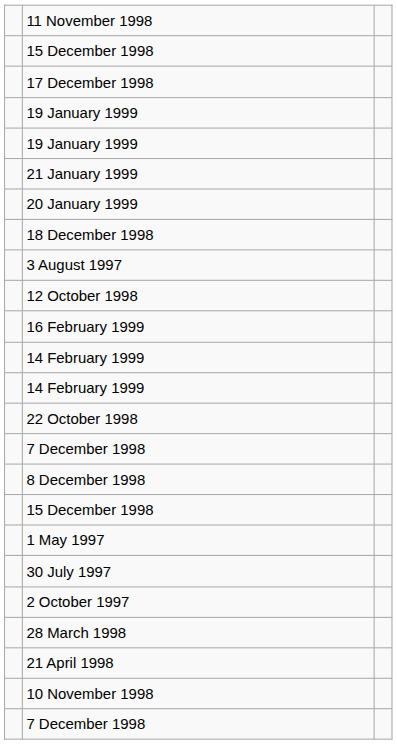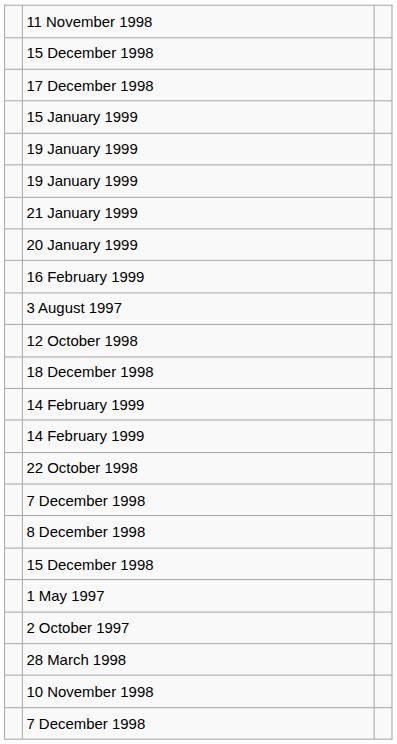+ row: (14, 117)
rows swapped: (14, 327) <-> (14, 235)
- row: (14, 571)
- row: (14, 663)
